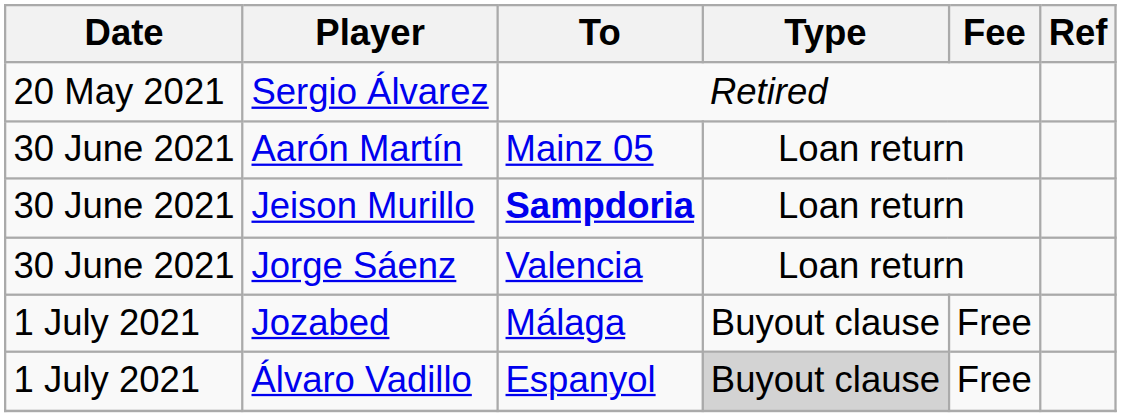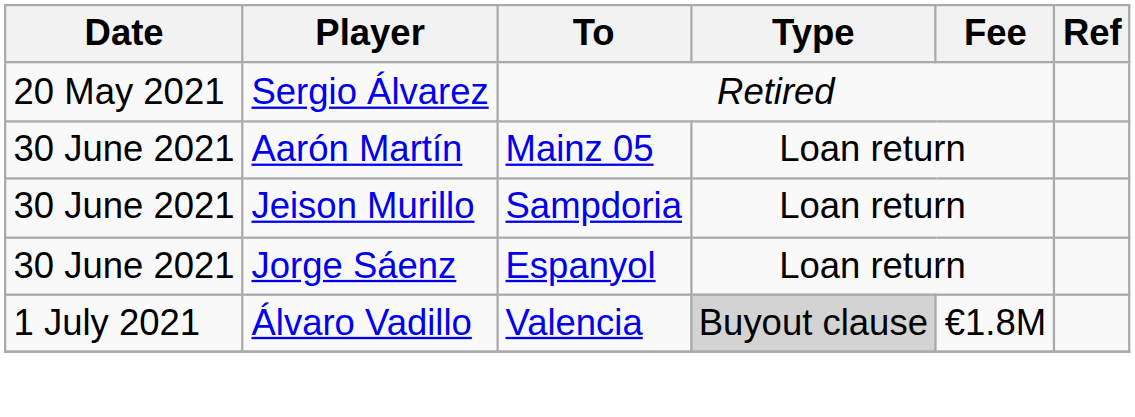(600, 206) bold -> (594, 206) normal
(574, 264) Valencia -> (581, 264) Espanyol
- row: (320, 322)
(581, 380) Espanyol -> (574, 322) Valencia
(994, 380) Free -> (995, 322) €1.8M
